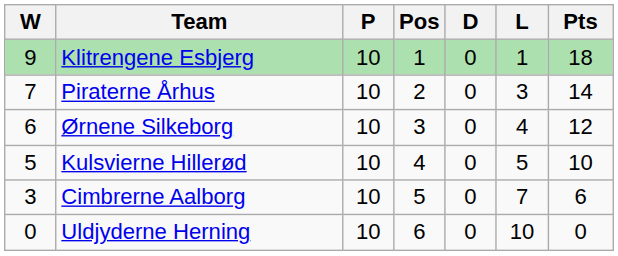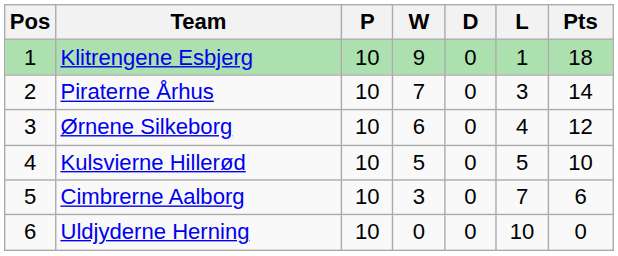columns swapped: (419, 22) <-> (30, 22)
